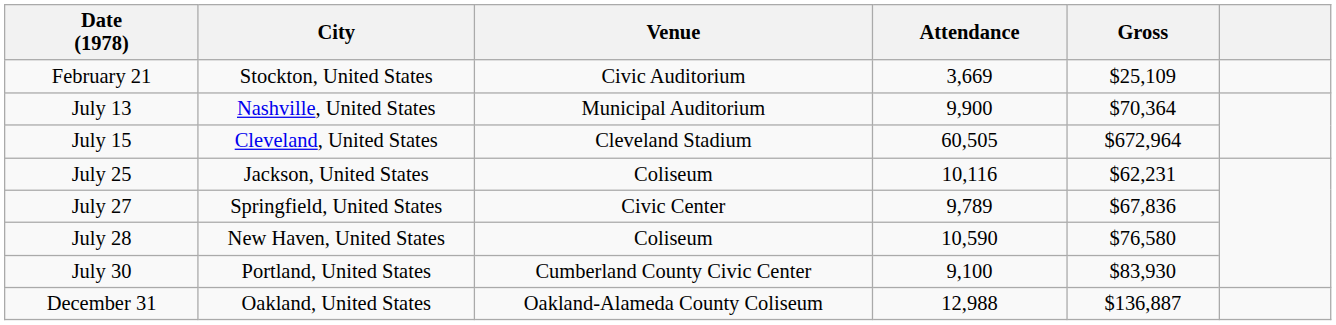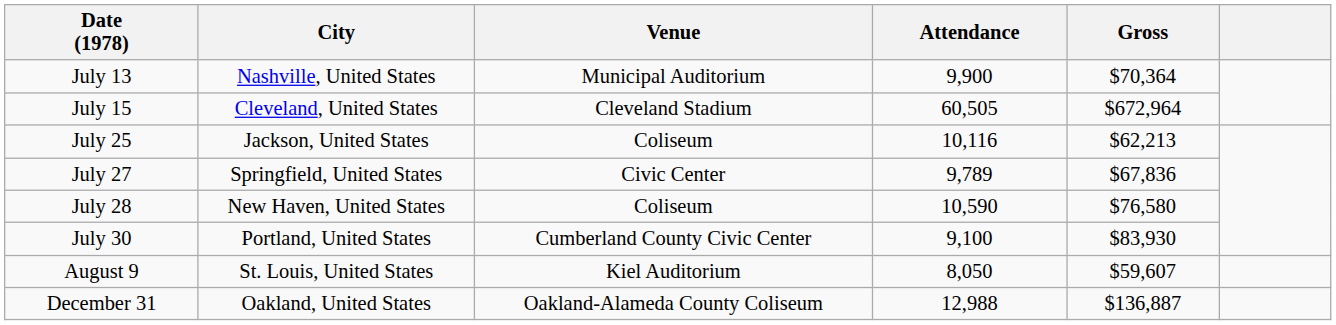- row: (102, 76)
(1143, 173) $62,231 -> (1143, 141) $62,213
+ row: (102, 271)
